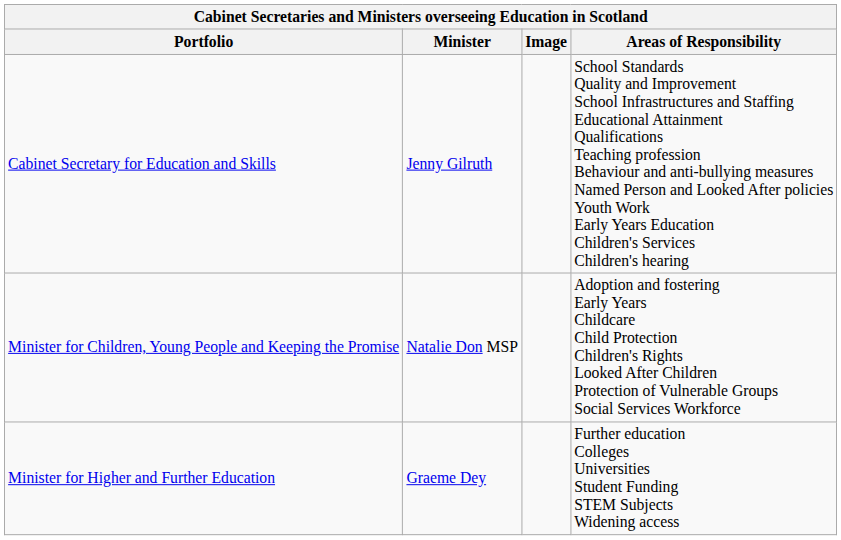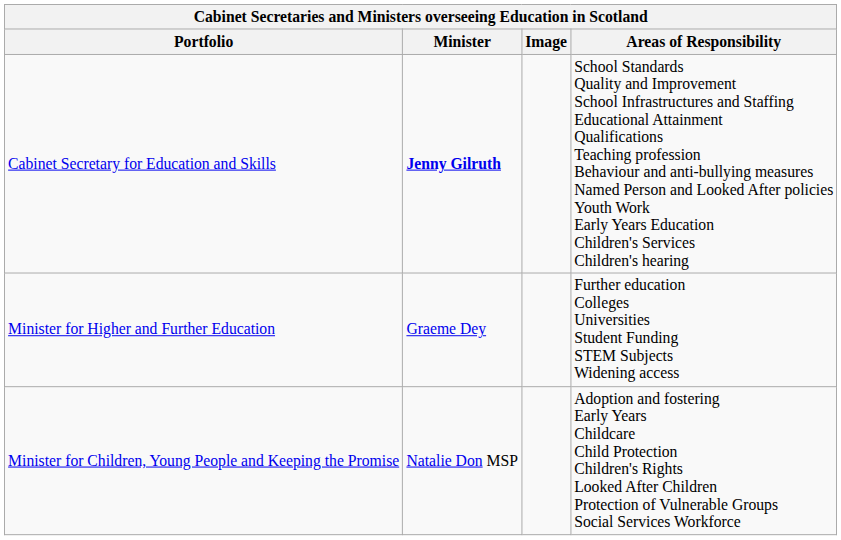(449, 163) normal -> (454, 163) bold
rows swapped: (204, 347) <-> (142, 478)
